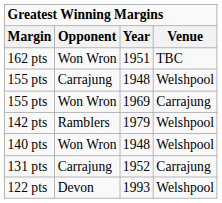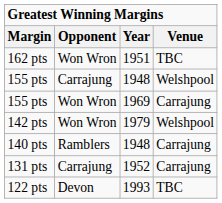(84, 123) Ramblers -> (87, 123) Won Wron
(87, 144) Won Wron -> (84, 144) Ramblers
(185, 144) Welshpool -> (184, 144) Carrajung
(185, 187) Welshpool -> (170, 187) TBC
